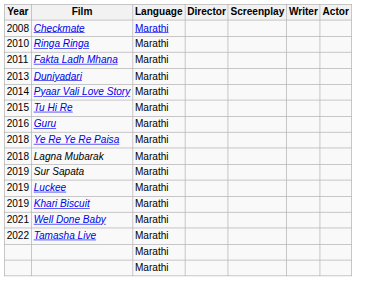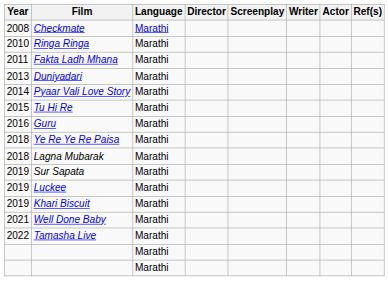+ column: (368, 12)
